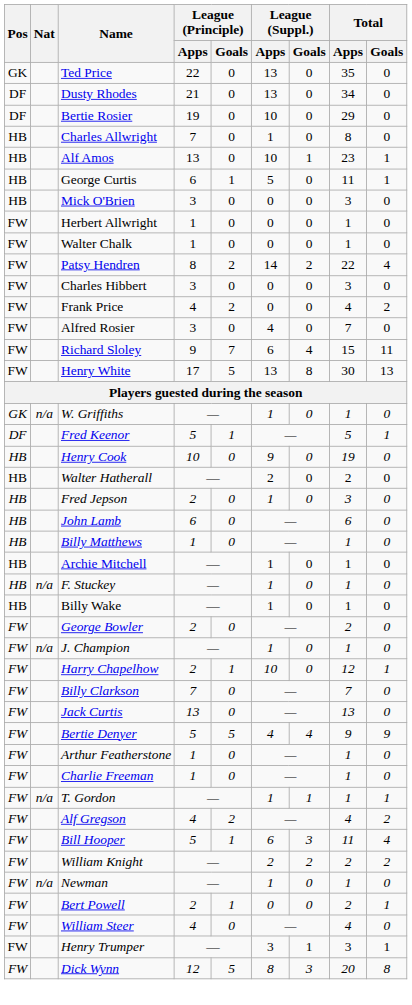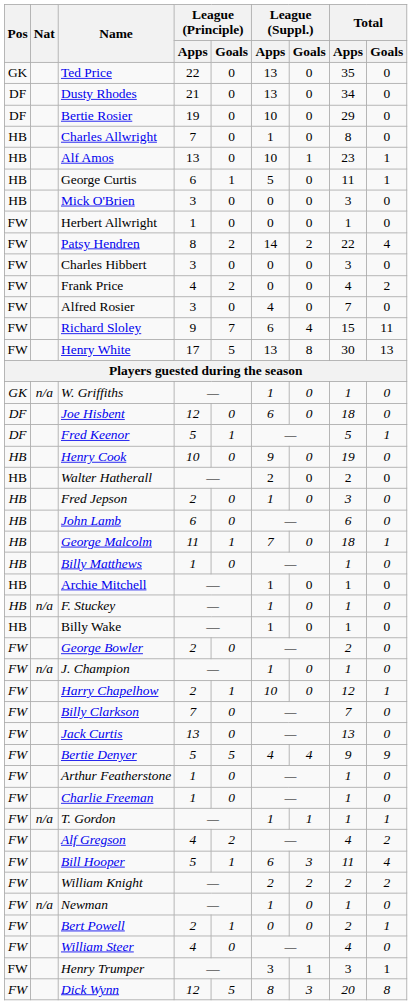- row: (96, 243)
+ row: (93, 413)
+ row: (106, 541)
